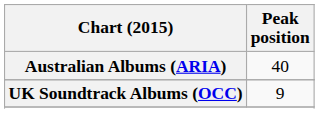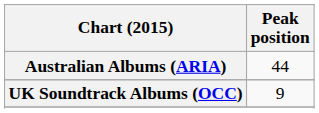(280, 65) 40 -> (280, 65) 44
